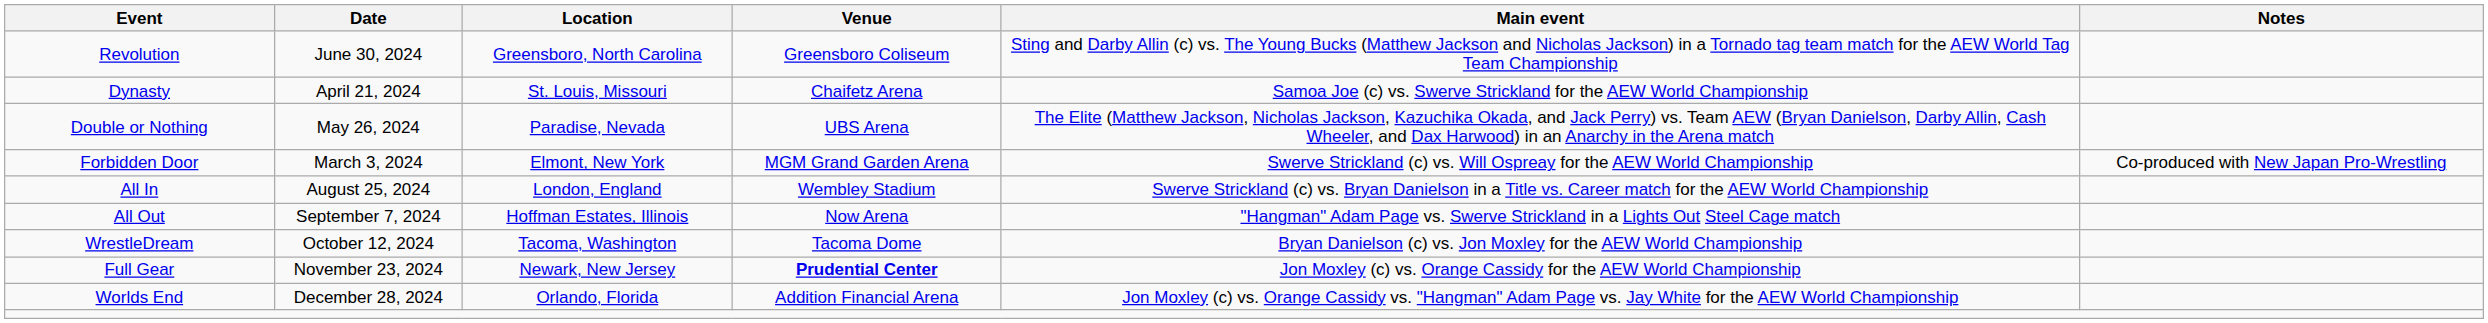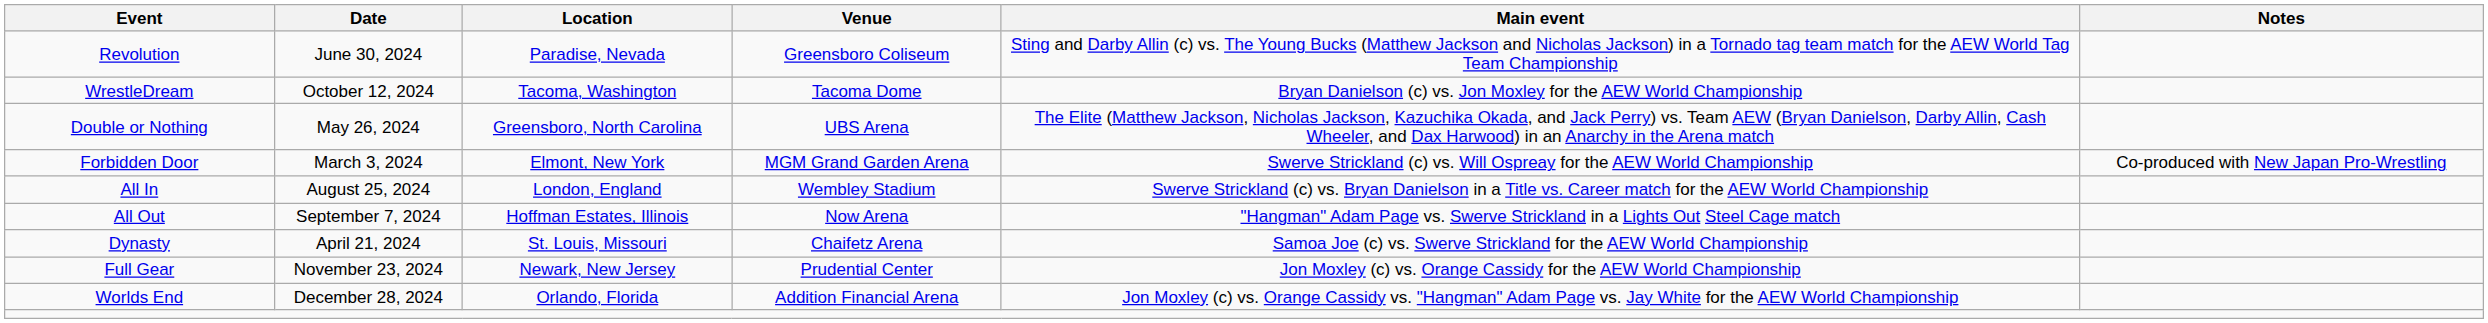(597, 54) Greensboro, North Carolina -> (597, 54) Paradise, Nevada
rows swapped: (139, 90) <-> (139, 243)
(597, 126) Paradise, Nevada -> (597, 126) Greensboro, North Carolina
(867, 269) bold -> (867, 269) normal
